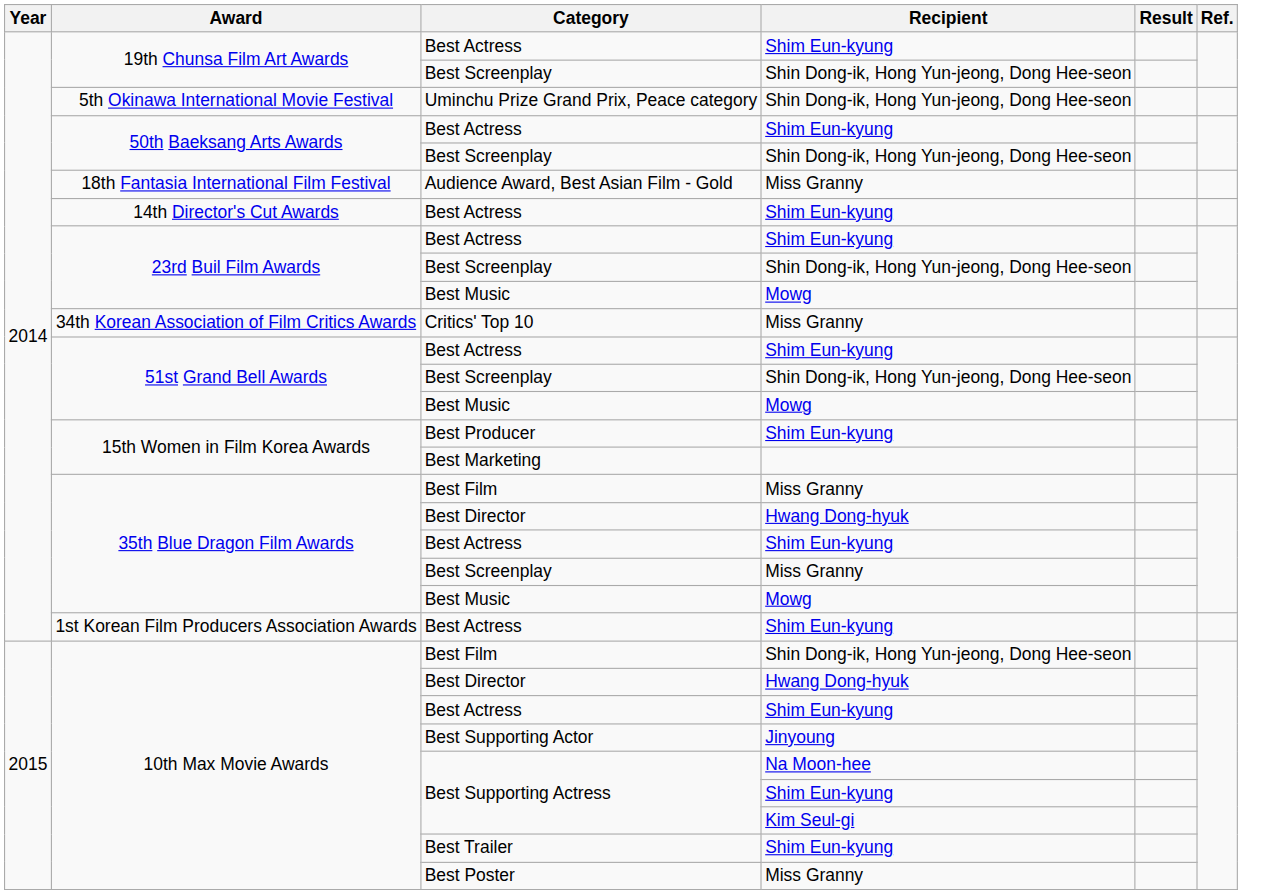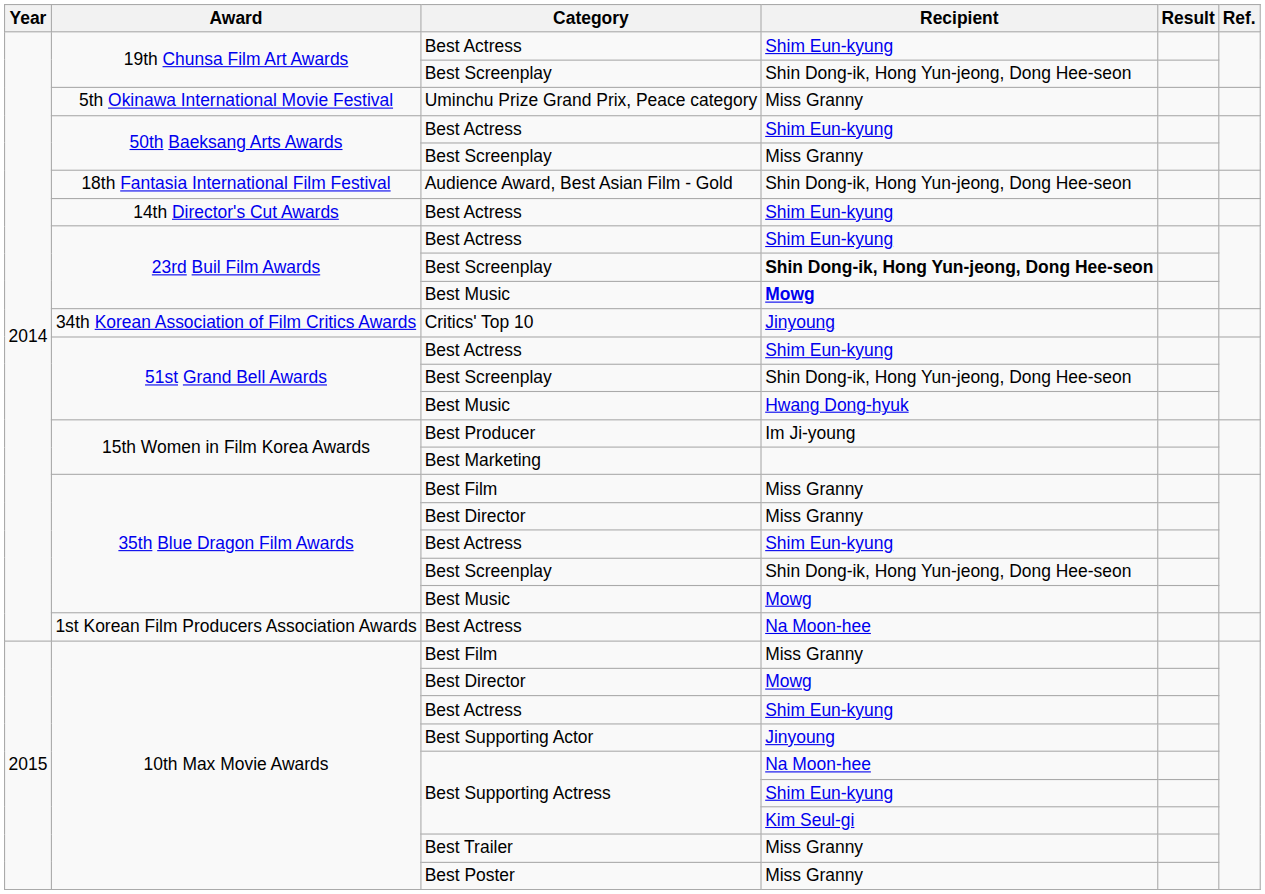(948, 101) Shin Dong-ik, Hong Yun-jeong, Dong Hee-seon -> (814, 101) Miss Granny
(948, 156) Shin Dong-ik, Hong Yun-jeong, Dong Hee-seon -> (814, 156) Miss Granny
(814, 184) Miss Granny -> (948, 184) Shin Dong-ik, Hong Yun-jeong, Dong Hee-seon
(948, 267) normal -> (959, 267) bold
(788, 294) normal -> (790, 294) bold
(814, 322) Miss Granny -> (800, 322) Jinyoung
(788, 405) Mowg -> (837, 405) Hwang Dong-hyuk
(829, 433) Shim Eun-kyung -> (810, 433) Im Ji-young
(837, 516) Hwang Dong-hyuk -> (814, 516) Miss Granny
(814, 571) Miss Granny -> (948, 571) Shin Dong-ik, Hong Yun-jeong, Dong Hee-seon
(829, 626) Shim Eun-kyung -> (818, 626) Na Moon-hee
(948, 654) Shin Dong-ik, Hong Yun-jeong, Dong Hee-seon -> (814, 654) Miss Granny
(837, 682) Hwang Dong-hyuk -> (788, 682) Mowg
(829, 848) Shim Eun-kyung -> (814, 848) Miss Granny
